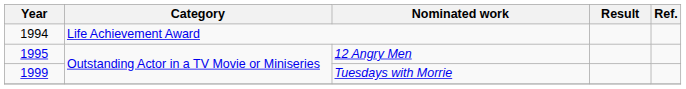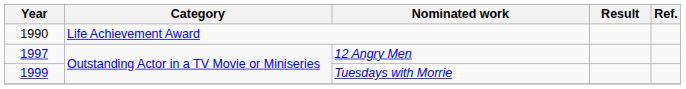(34, 34) 1994 -> (34, 34) 1990
(34, 53) 1995 -> (34, 53) 1997
